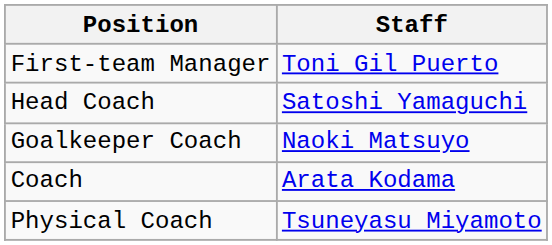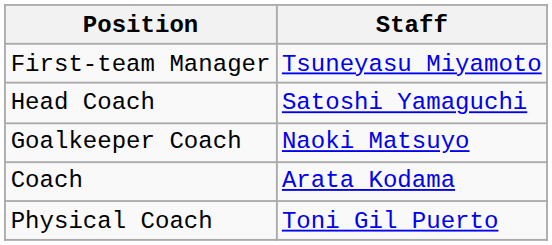(390, 64) Toni Gil Puerto -> (412, 64) Tsuneyasu Miyamoto
(412, 221) Tsuneyasu Miyamoto -> (390, 221) Toni Gil Puerto
